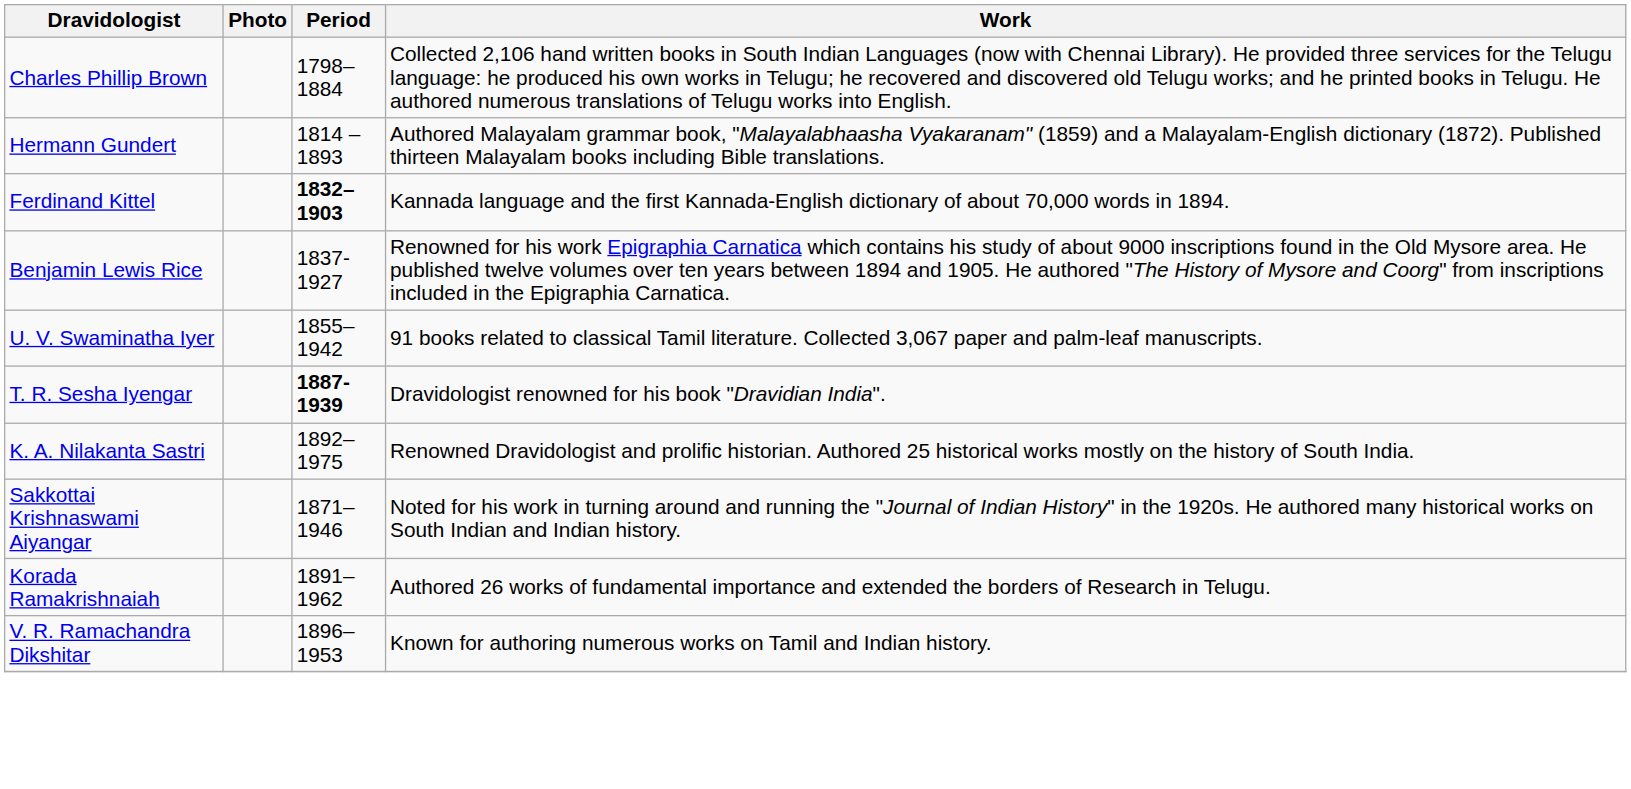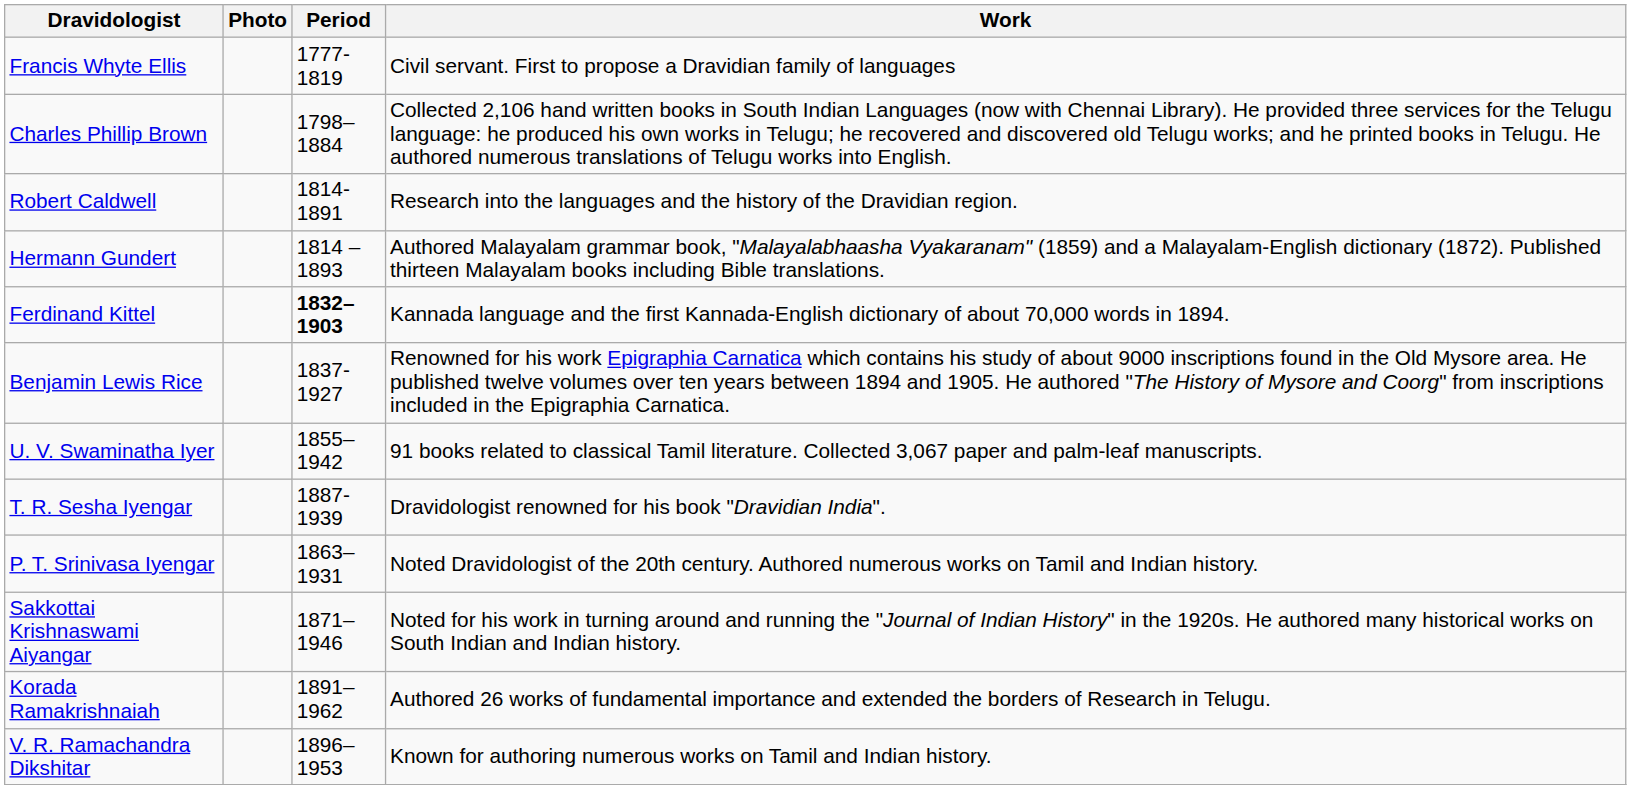+ row: (98, 65)
+ row: (83, 201)
(323, 394) bold -> (323, 507) normal
- row: (107, 450)
+ row: (112, 563)
